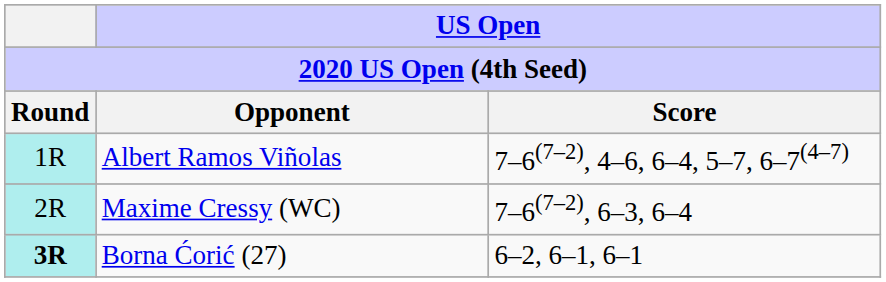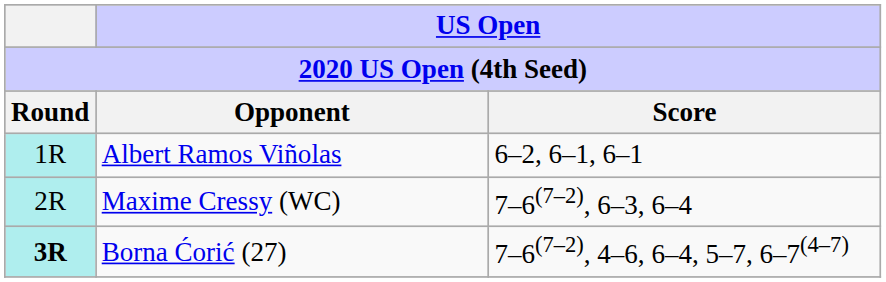(672, 158) 7–6(7–2), 4–6, 6–4, 5–7, 6–7(4–7) -> (569, 154) 6–2, 6–1, 6–1
(569, 254) 6–2, 6–1, 6–1 -> (672, 251) 7–6(7–2), 4–6, 6–4, 5–7, 6–7(4–7)
